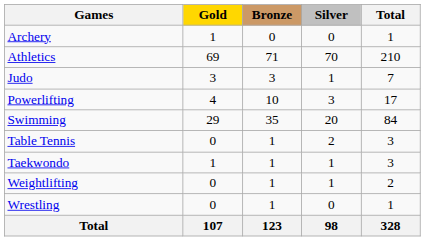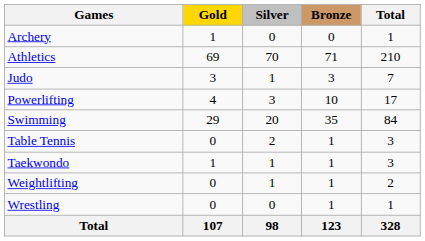columns swapped: (331, 15) <-> (272, 15)
